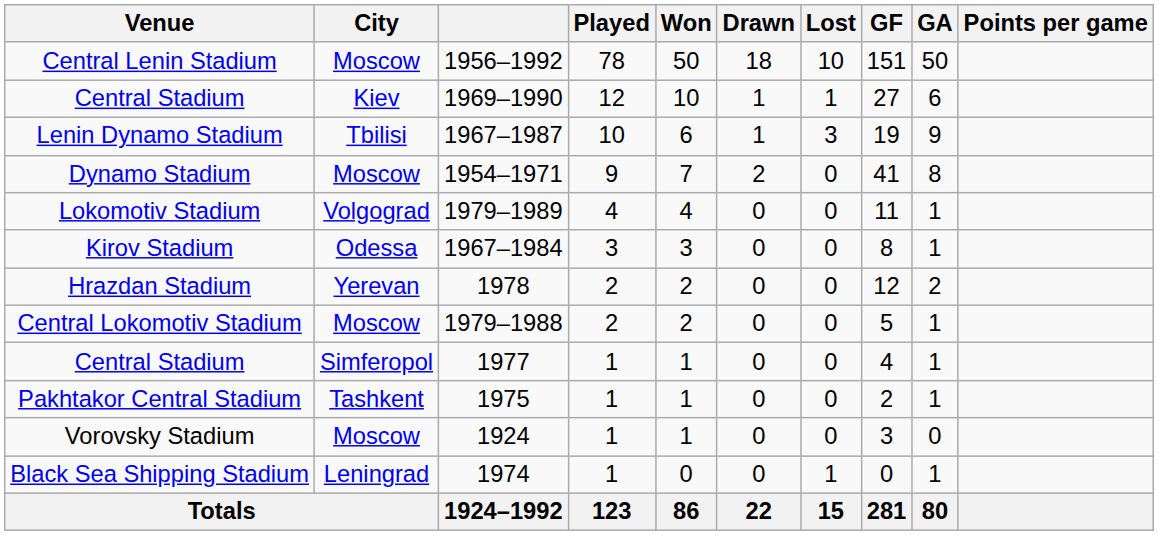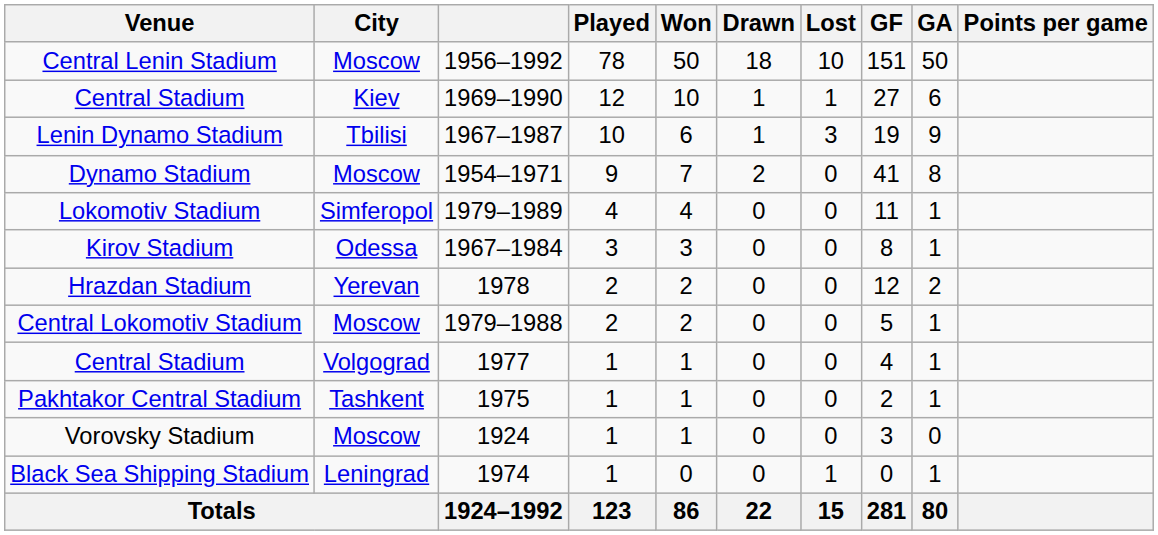(377, 211) Volgograd -> (377, 211) Simferopol
(377, 361) Simferopol -> (377, 361) Volgograd
